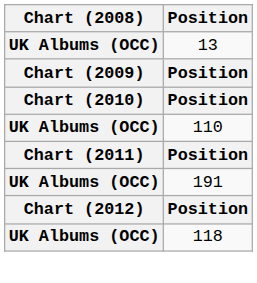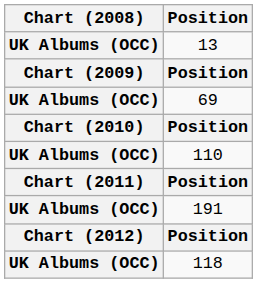+ row: (208, 100)
